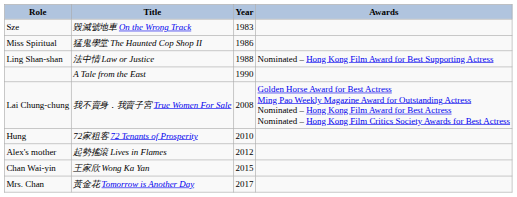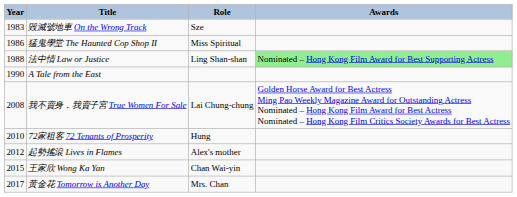columns swapped: (244, 12) <-> (38, 12)
(376, 59) no background -> (376, 59) lightgreen background
